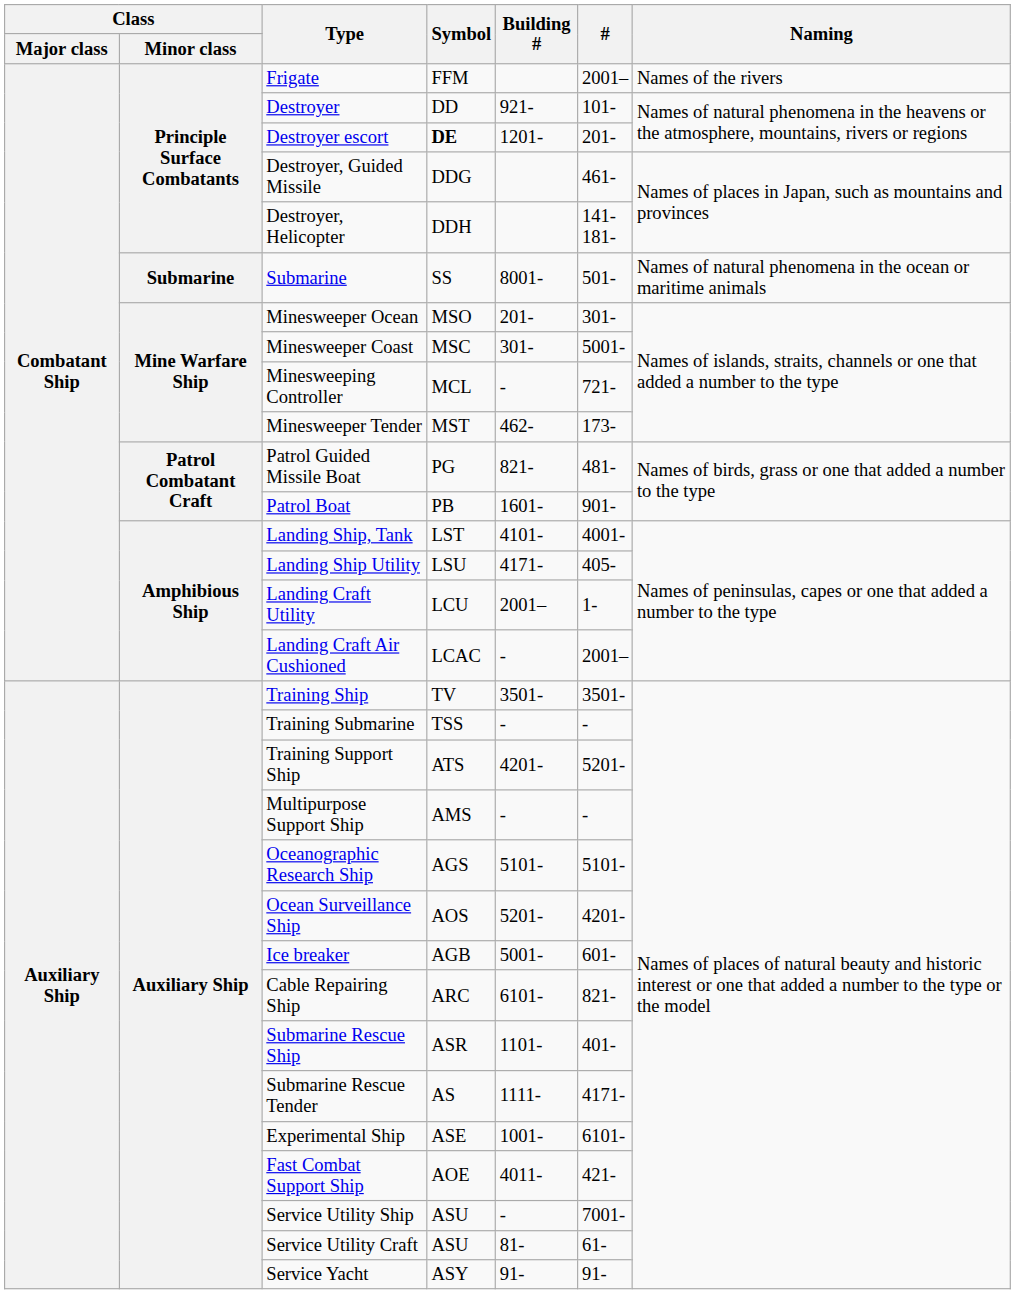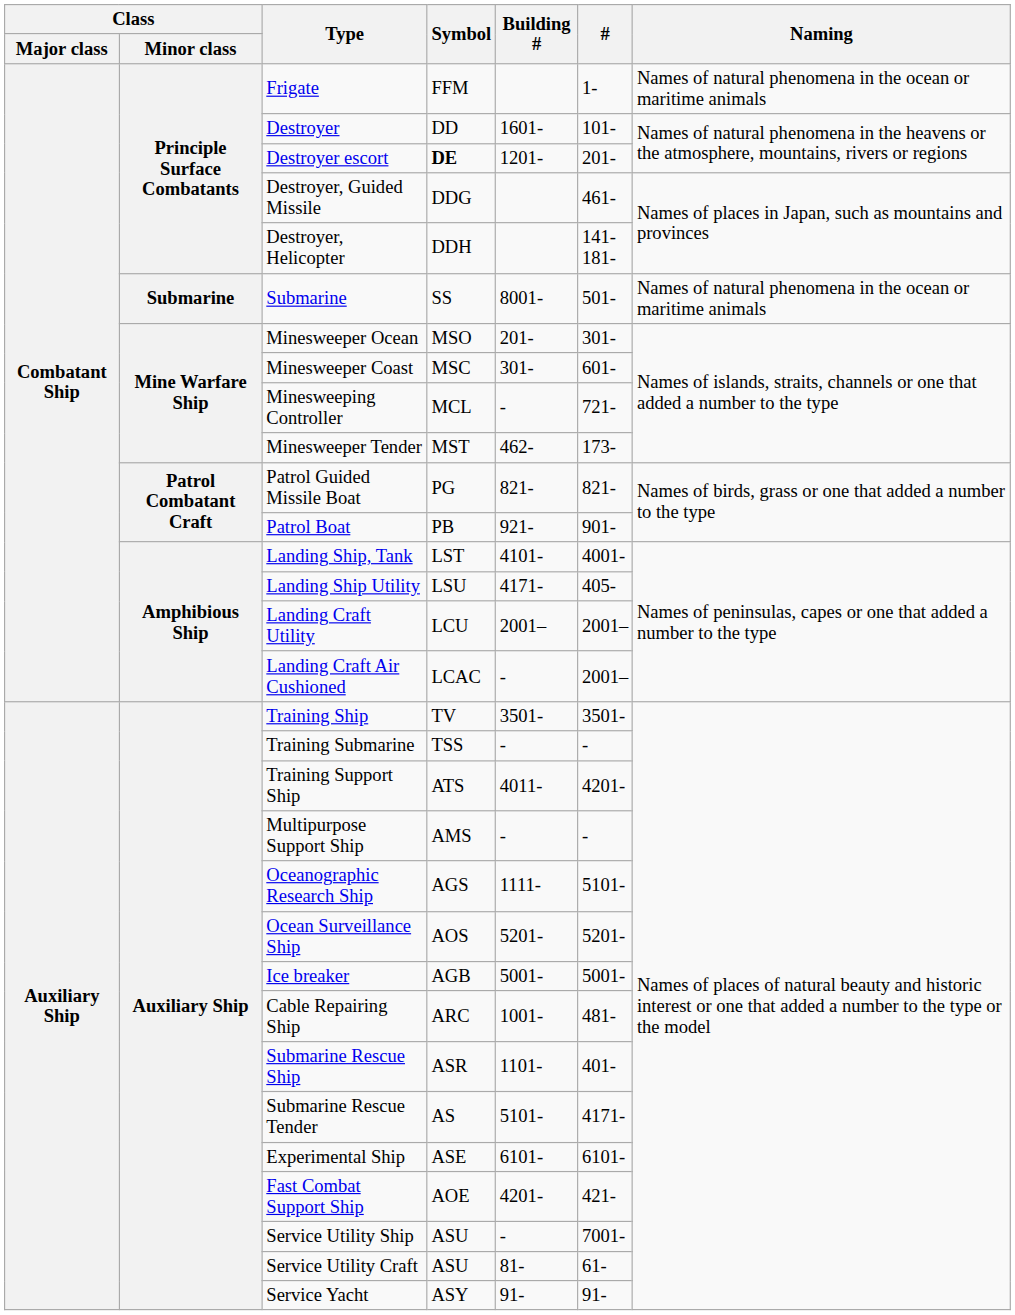(605, 78) 2001– -> (590, 88) 1-
(710, 78) Names of the rivers -> (803, 88) Names of natural phenomena in the ocean or maritime animals
(517, 107) 921- -> (521, 128) 1601-
(604, 346) 5001- -> (599, 367) 601-
(599, 466) 481- -> (599, 487) 821-
(521, 506) 1601- -> (517, 527) 921-
(590, 605) 1- -> (605, 625) 2001–
(521, 764) 4201- -> (521, 785) 4011-
(604, 764) 5201- -> (604, 785) 4201-
(521, 865) 5101- -> (520, 886) 1111-
(604, 915) 4201- -> (604, 936) 5201-
(599, 955) 601- -> (604, 976) 5001-
(521, 995) 6101- -> (521, 1016) 1001-
(599, 995) 821- -> (599, 1016) 481-
(520, 1095) 1111- -> (521, 1116) 5101-
(521, 1135) 1001- -> (521, 1156) 6101-
(521, 1175) 4011- -> (521, 1196) 4201-
